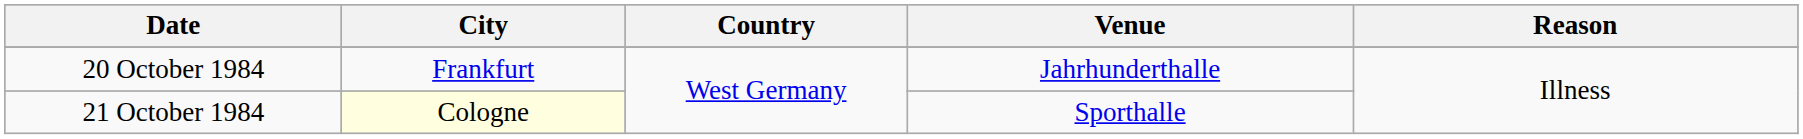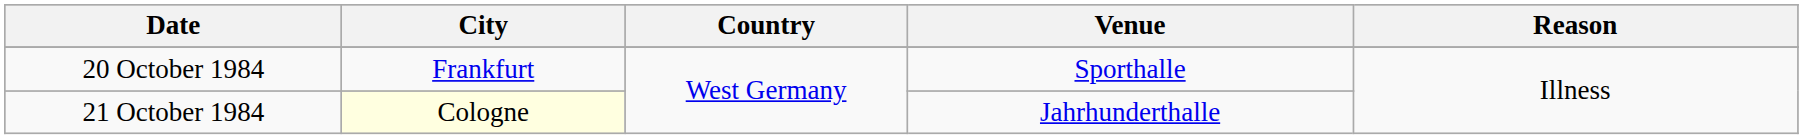(1130, 68) Jahrhunderthalle -> (1130, 68) Sporthalle
(1130, 111) Sporthalle -> (1130, 111) Jahrhunderthalle
